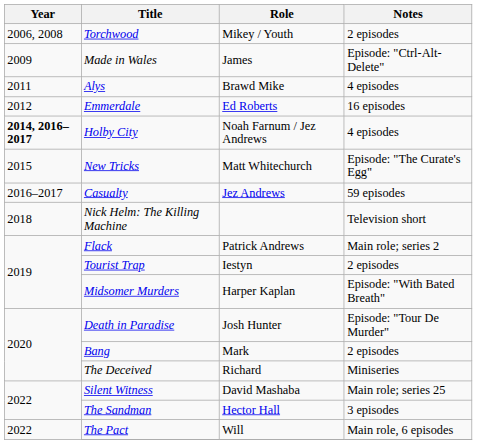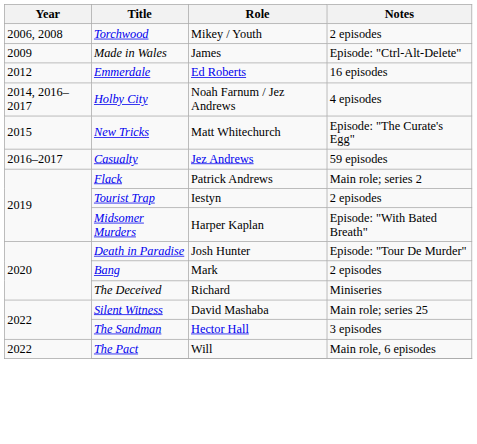- row: (95, 86)
(38, 132) bold -> (38, 99) normal
- row: (142, 219)
